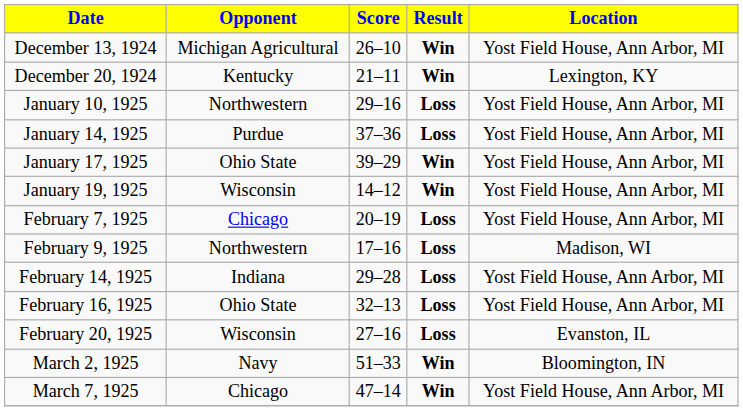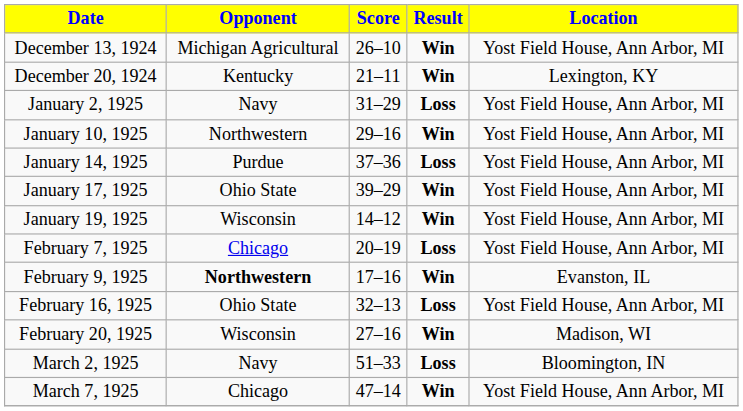+ row: (86, 104)
(438, 104) Loss -> (438, 133) Win
(258, 248) normal -> (258, 276) bold
(438, 248) Loss -> (438, 276) Win
(604, 248) Madison, WI -> (604, 276) Evanston, IL
- row: (86, 276)
(438, 334) Loss -> (438, 334) Win
(604, 334) Evanston, IL -> (604, 334) Madison, WI
(438, 362) Win -> (438, 362) Loss
